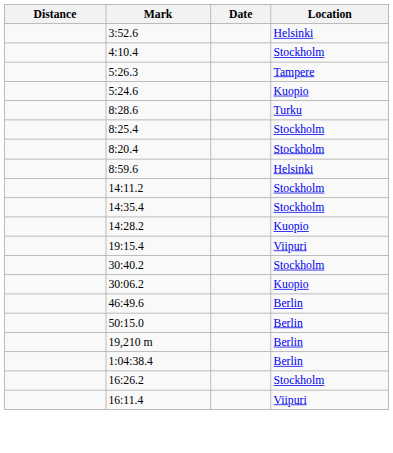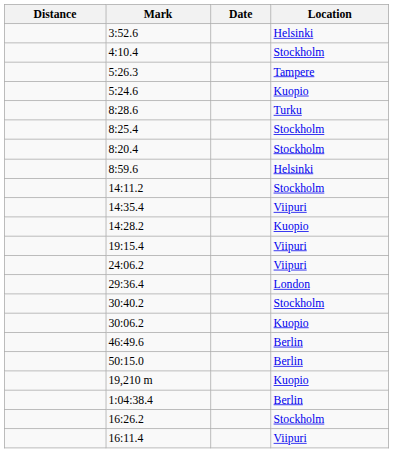(299, 207) Stockholm -> (290, 207) Viipuri
+ row: (126, 265)
+ row: (126, 284)
(288, 342) Berlin -> (291, 381) Kuopio
